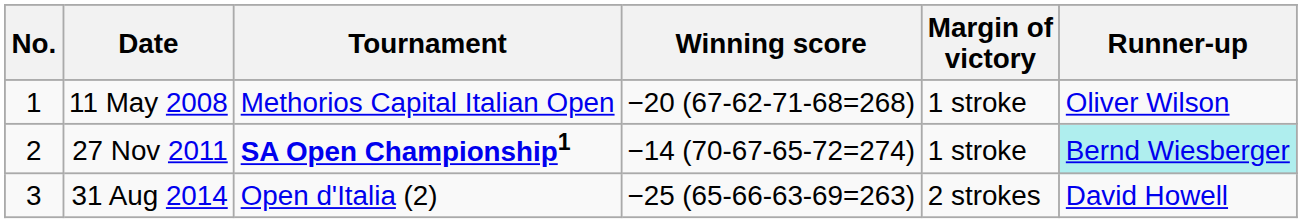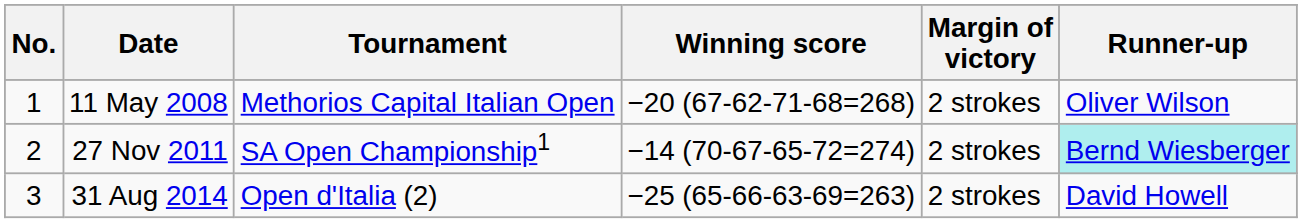(977, 102) 1 stroke -> (984, 102) 2 strokes
(406, 149) bold -> (395, 149) normal
(977, 149) 1 stroke -> (984, 149) 2 strokes
